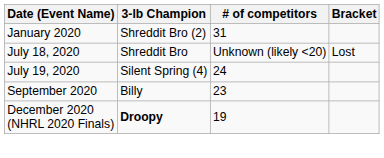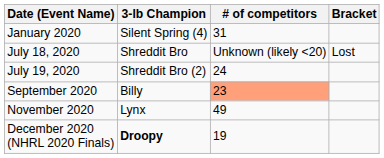(163, 33) Shreddit Bro (2) -> (164, 33) Silent Spring (4)
(164, 71) Silent Spring (4) -> (163, 71) Shreddit Bro (2)
(220, 91) no background -> (220, 91) lightsalmon background
+ row: (50, 110)
